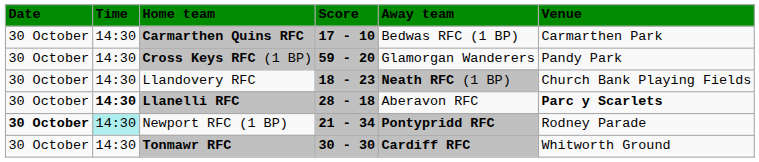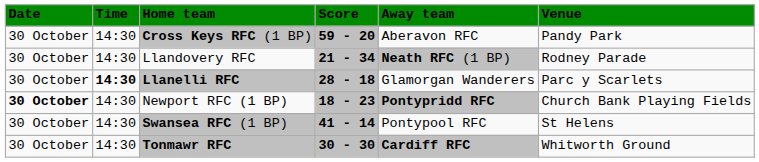- row: (223, 37)
(458, 59) Glamorgan Wanderers -> (430, 37) Aberavon RFC
(347, 81) 18 - 23 -> (347, 59) 21 - 34
(646, 81) Church Bank Playing Fields -> (594, 59) Rodney Parade
(430, 102) Aberavon RFC -> (458, 81) Glamorgan Wanderers
(602, 102) bold -> (602, 81) normal
(116, 124) paleturquoise background -> (116, 102) no background
(347, 124) 21 - 34 -> (347, 102) 18 - 23
(594, 124) Rodney Parade -> (646, 102) Church Bank Playing Fields
+ row: (215, 124)
